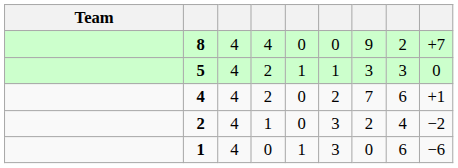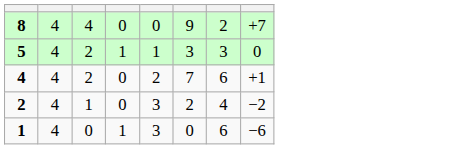- column: (94, 17)
